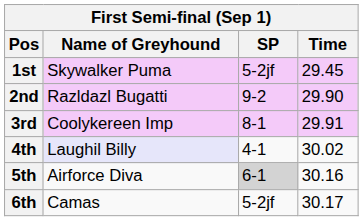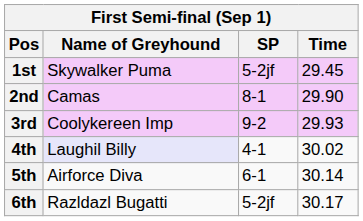(107, 96) Razldazl Bugatti -> (74, 96) Camas
(254, 96) 9-2 -> (254, 96) 8-1
(254, 123) 8-1 -> (254, 123) 9-2
(323, 123) 29.91 -> (323, 123) 29.93
(254, 176) lightgrey background -> (254, 176) no background
(323, 176) 30.16 -> (323, 176) 30.14
(74, 202) Camas -> (107, 202) Razldazl Bugatti
